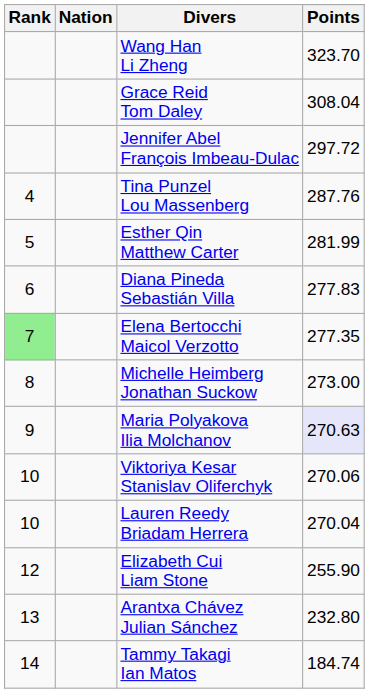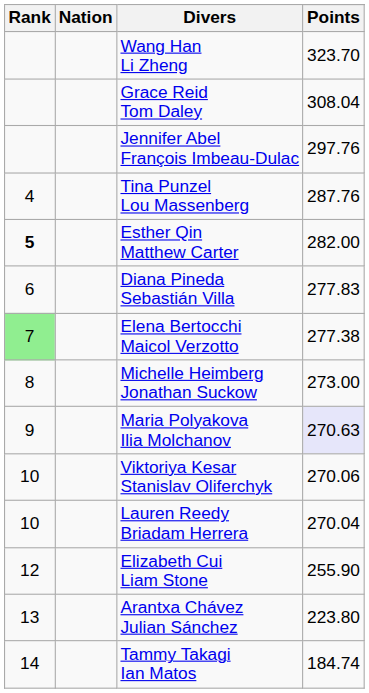(334, 149) 297.72 -> (334, 149) 297.76
(30, 242) normal -> (30, 242) bold
(334, 242) 281.99 -> (334, 242) 282.00
(334, 336) 277.35 -> (334, 336) 277.38
(334, 617) 232.80 -> (334, 617) 223.80
